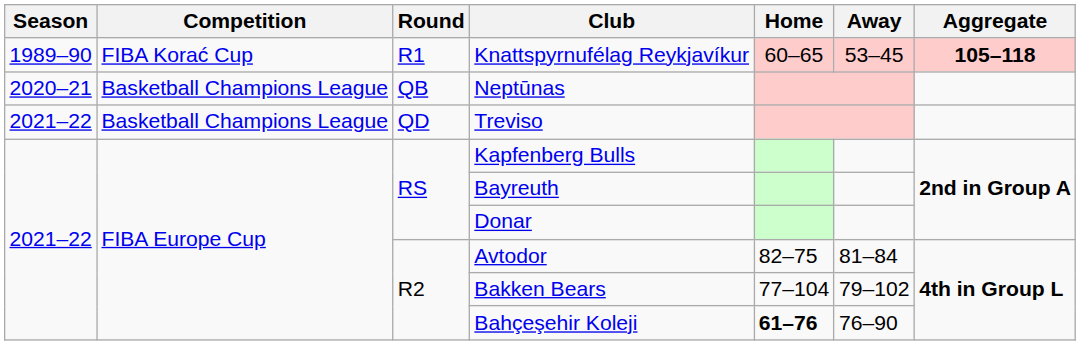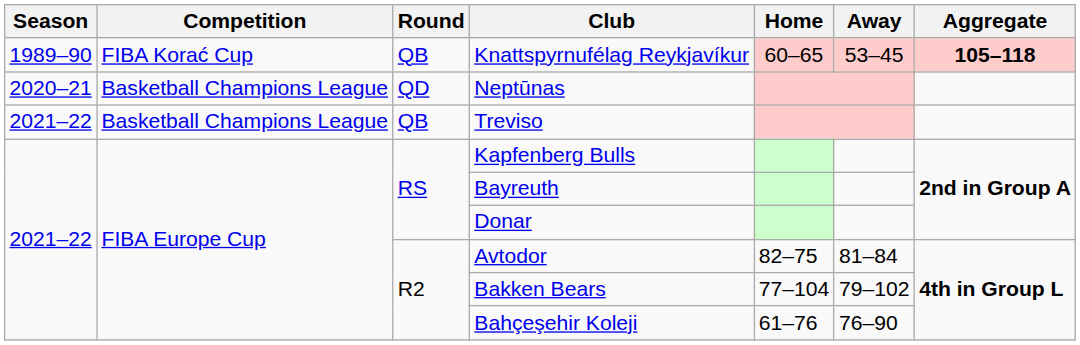(411, 54) R1 -> (413, 54) QB
(413, 88) QB -> (414, 88) QD
(414, 121) QD -> (413, 121) QB
(788, 322) bold -> (788, 322) normal
